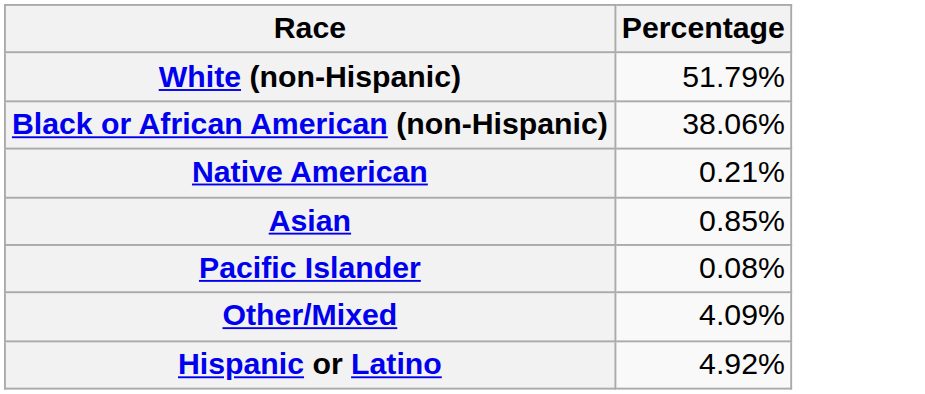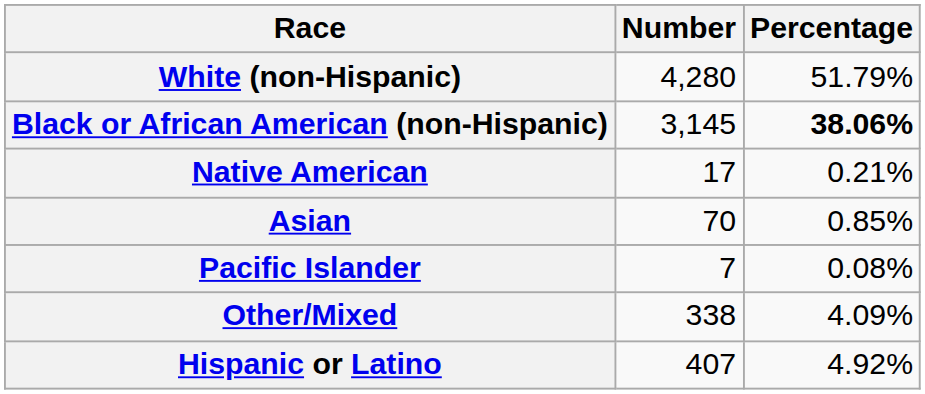+ column: (679, 28)
(734, 124) normal -> (862, 124) bold
